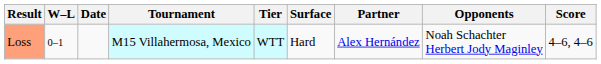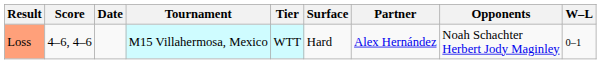columns swapped: (61, 14) <-> (571, 14)
